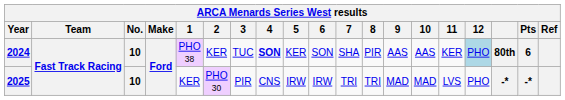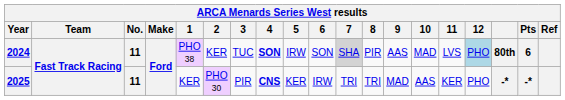(135, 52) 10 -> (135, 52) 11
(296, 52) KER -> (296, 52) IRW
(349, 52) no background -> (349, 52) lightgrey background
(425, 52) AAS -> (425, 52) MAD
(452, 52) KER -> (452, 52) LVS
(135, 81) 10 -> (135, 81) 11
(270, 81) normal -> (270, 81) bold
(296, 81) IRW -> (296, 81) KER
(425, 81) MAD -> (425, 81) AAS
(452, 81) LVS -> (452, 81) KER
